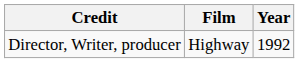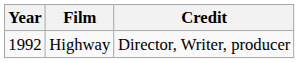columns swapped: (274, 17) <-> (95, 17)
